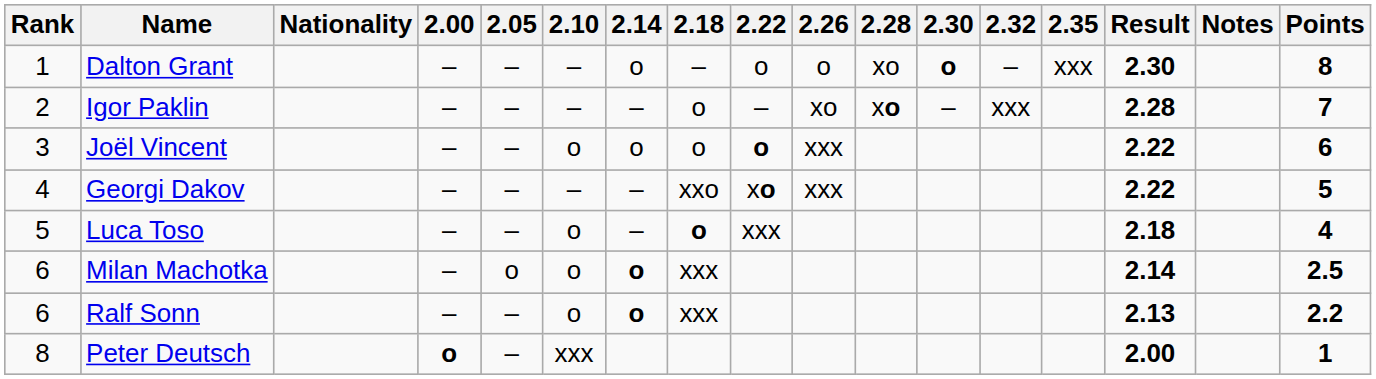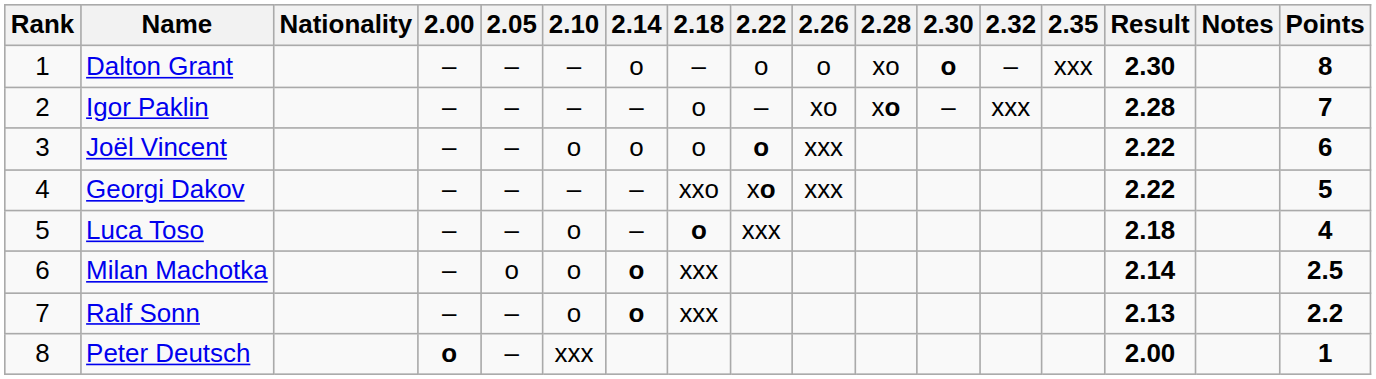(42, 312) 6 -> (42, 312) 7
